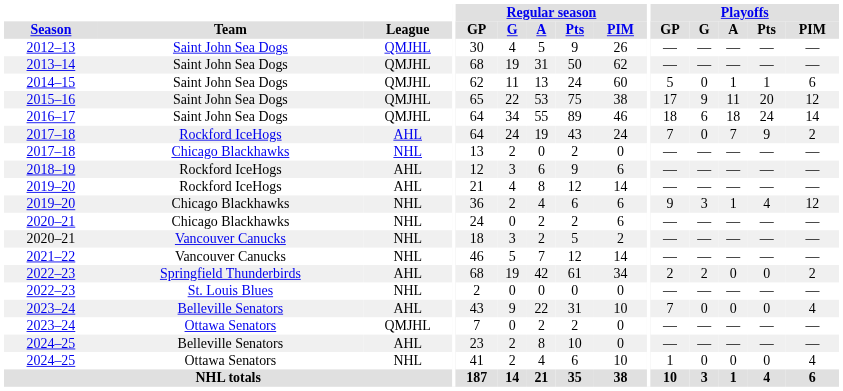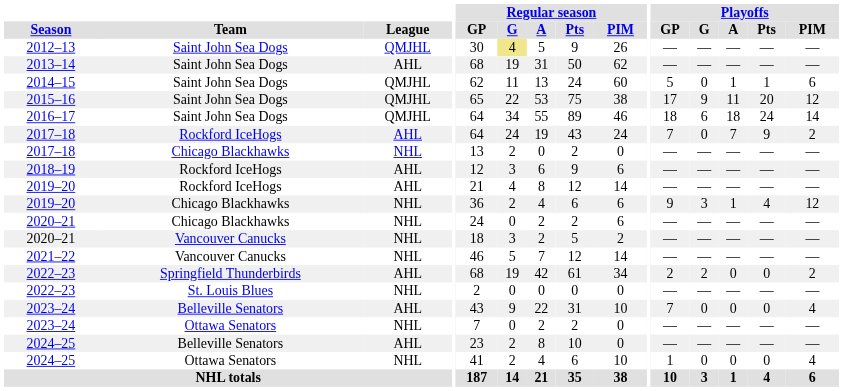(512, 47) no background -> (512, 47) khaki background
(408, 64) QMJHL -> (408, 64) AHL
(408, 325) QMJHL -> (408, 325) NHL
